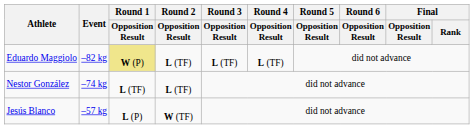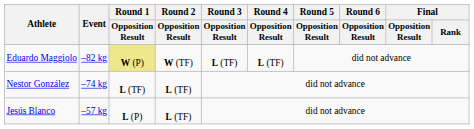(178, 64) L (TF) -> (178, 64) W (TF)
(178, 117) W (TF) -> (178, 117) L (TF)
